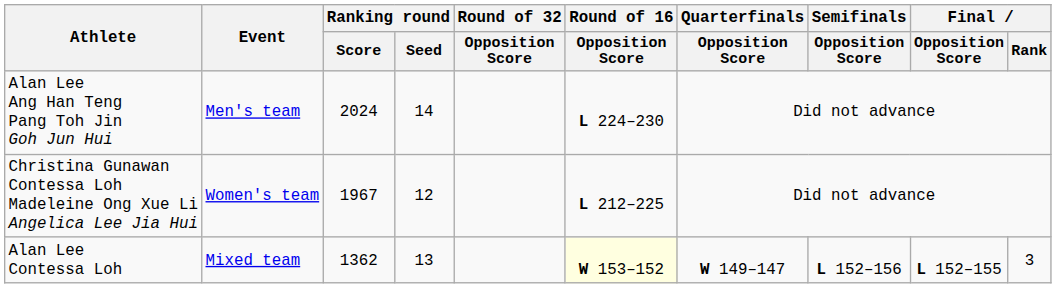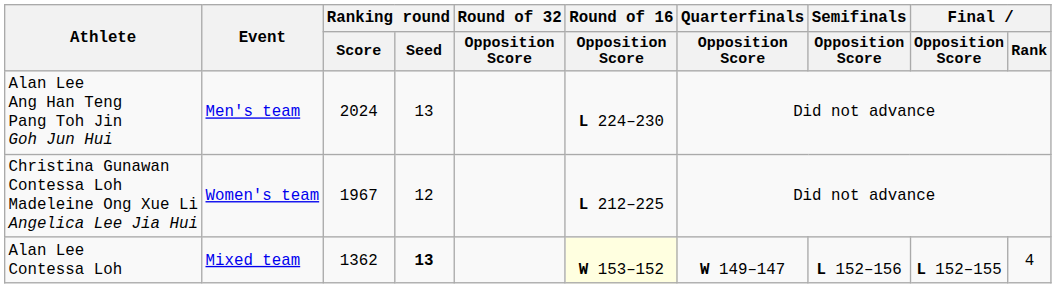(424, 112) 14 -> (424, 112) 13
(424, 260) normal -> (424, 260) bold
(1029, 260) 3 -> (1029, 260) 4
